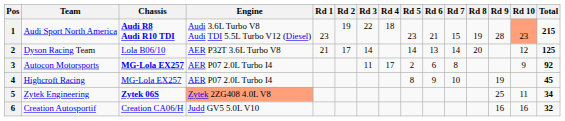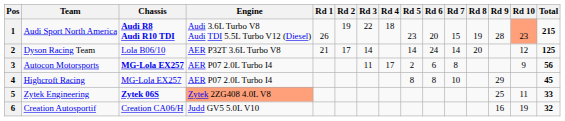(324, 36) 23 -> (324, 36) 26
(434, 36) 21 -> (434, 36) 20
(434, 51) 13 -> (434, 51) 24
(549, 65) 92 -> (549, 65) 56
(434, 80) 9 -> (434, 80) 8
(500, 80) 19 -> (500, 80) 29
(549, 94) 34 -> (549, 94) 33
(524, 109) 16 -> (524, 109) 19
